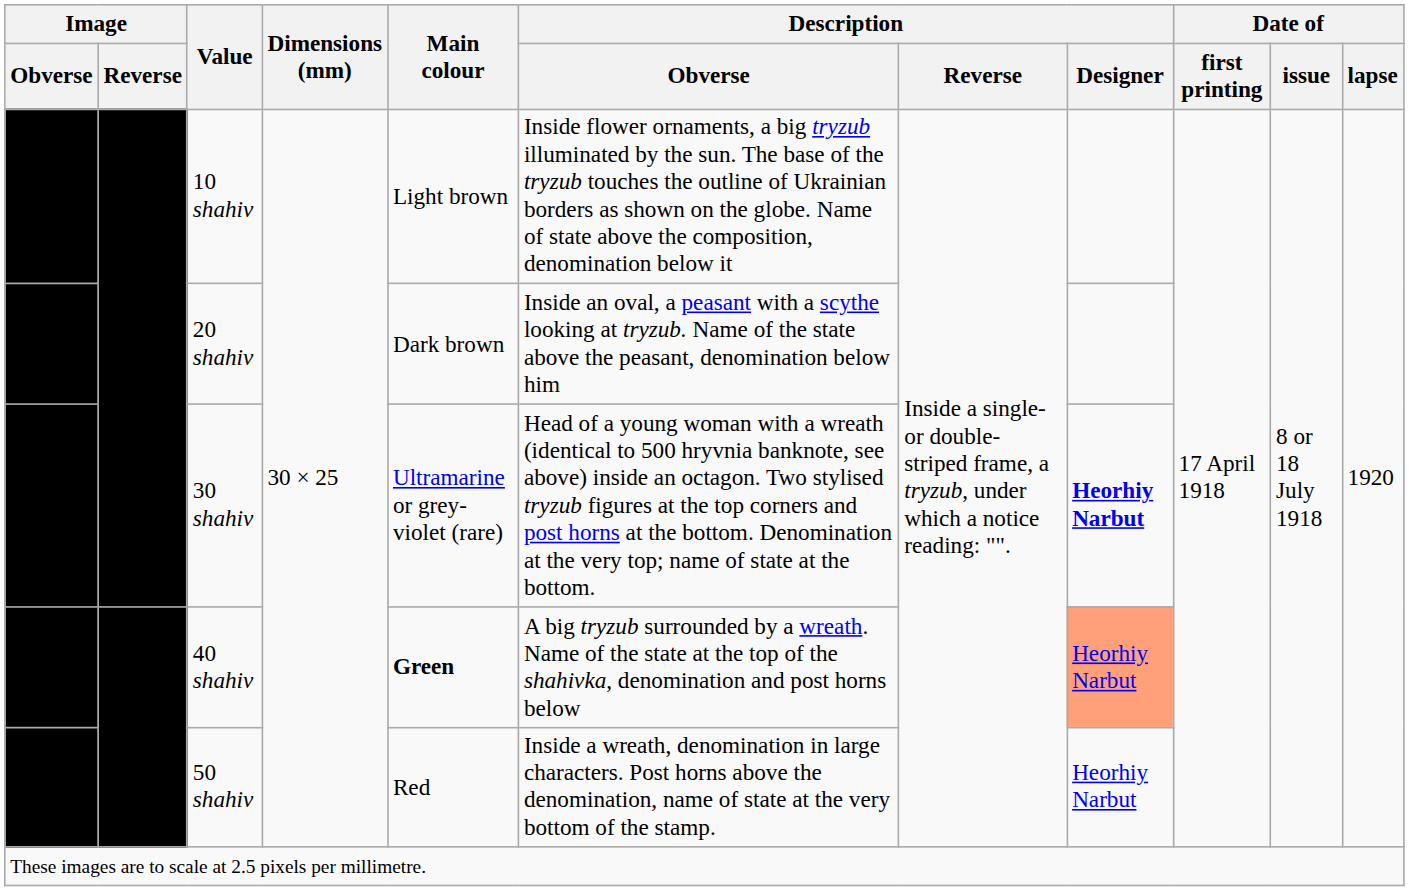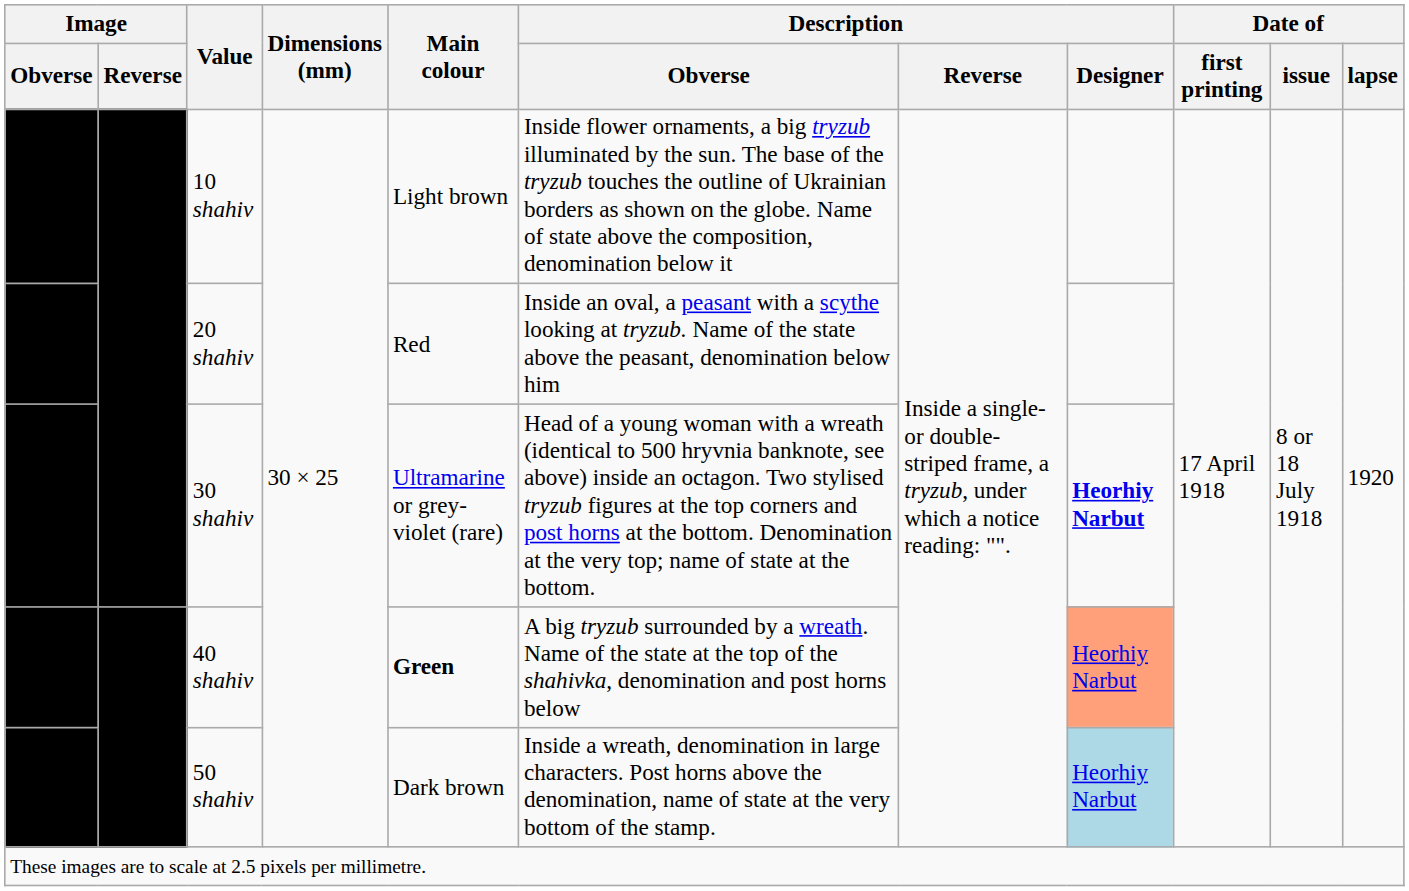(449, 343) Dark brown -> (412, 343) Red
(412, 787) Red -> (449, 787) Dark brown
(1110, 787) no background -> (1110, 787) lightblue background
